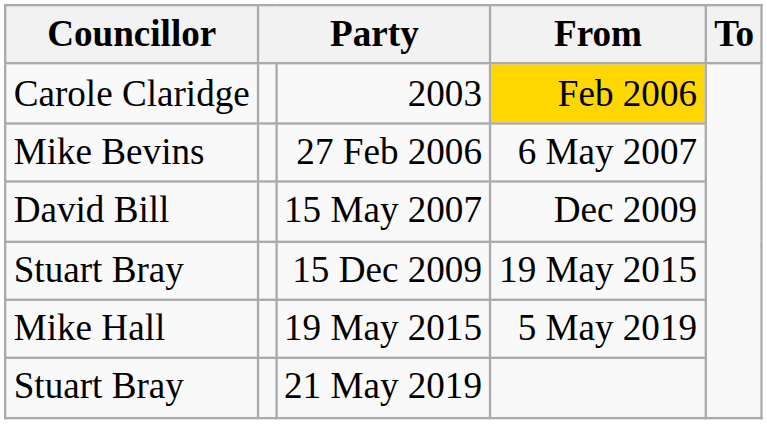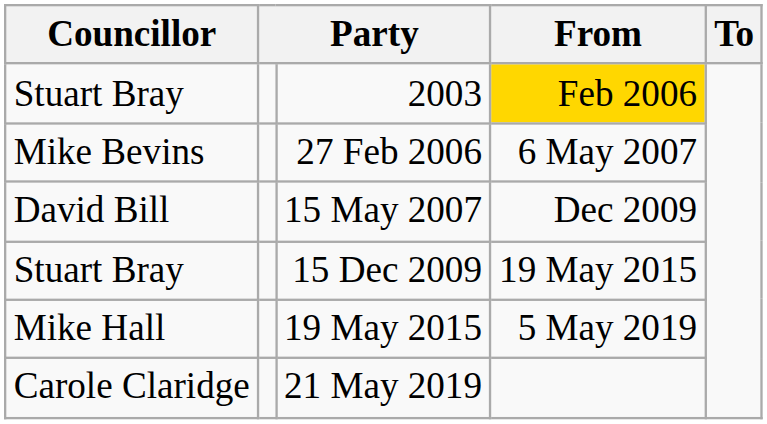(132, 92) Carole Claridge -> (99, 92) Stuart Bray
(99, 387) Stuart Bray -> (132, 387) Carole Claridge
